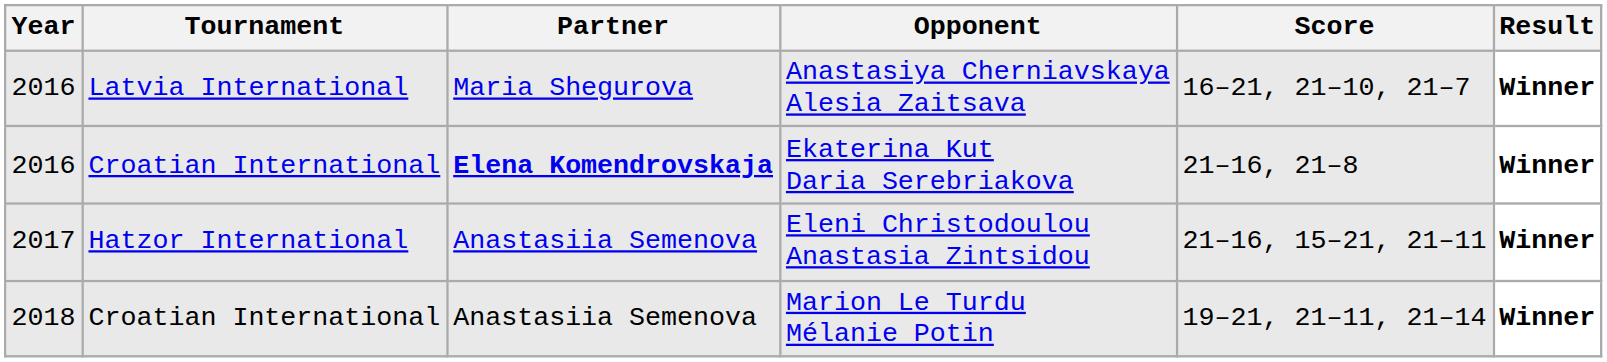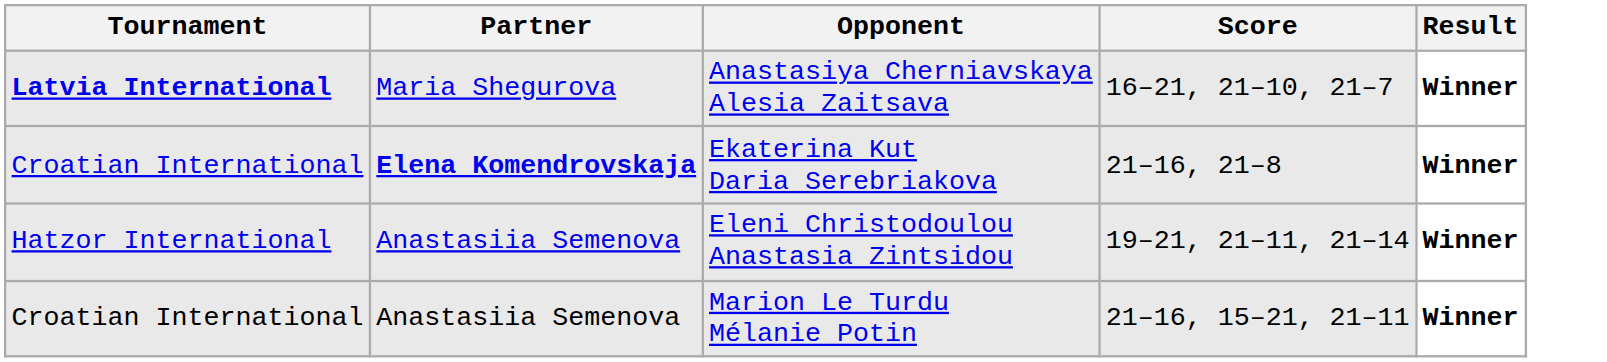- column: (44, 27)
(248, 88) normal -> (172, 88) bold
(1335, 241) 21–16, 15–21, 21–11 -> (1258, 241) 19–21, 21–11, 21–14
(1335, 318) 19–21, 21–11, 21–14 -> (1258, 318) 21–16, 15–21, 21–11
